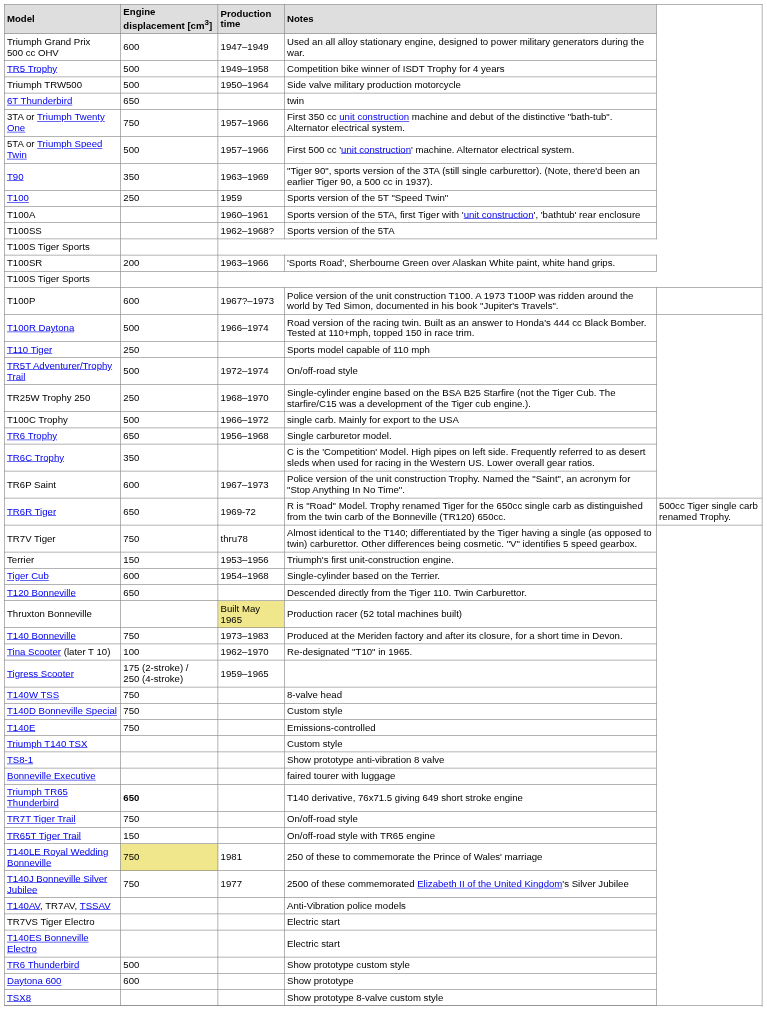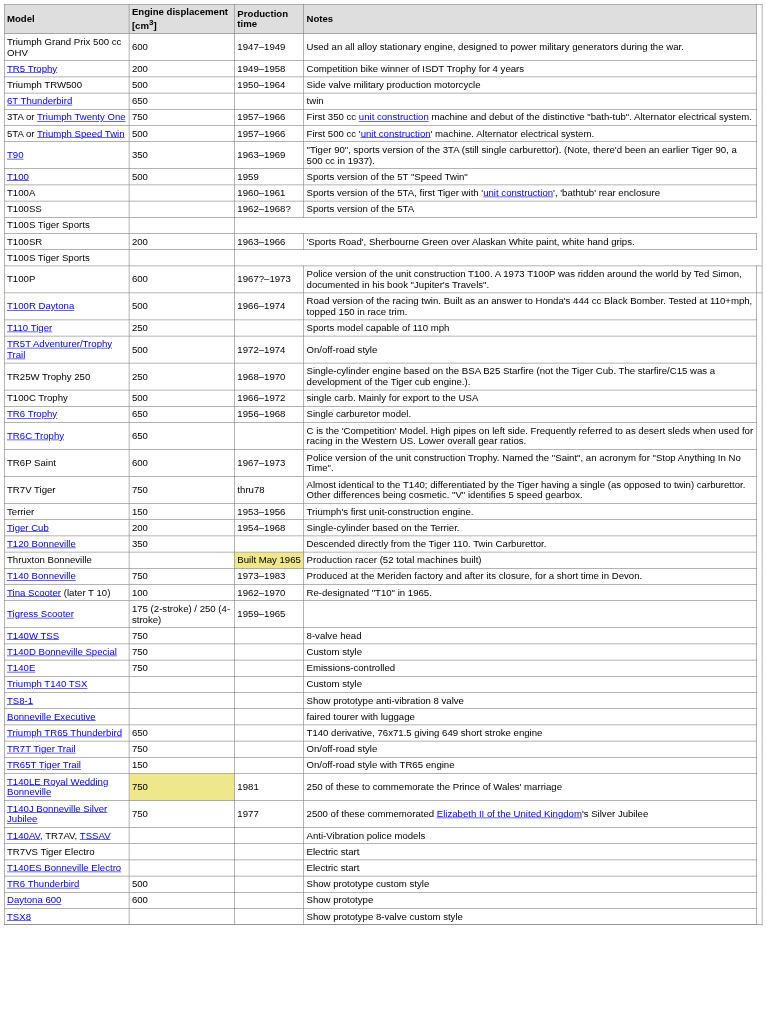(131, 69) 500 -> (140, 69) 200
(131, 198) 250 -> (140, 177) 500
(131, 457) 350 -> (140, 436) 650
- row: (32, 511)
(131, 576) 600 -> (140, 528) 200
(131, 592) 650 -> (140, 544) 350
(131, 798) bold -> (140, 733) normal
